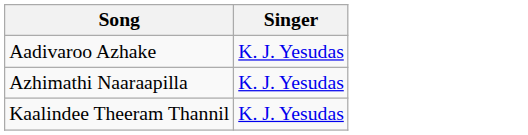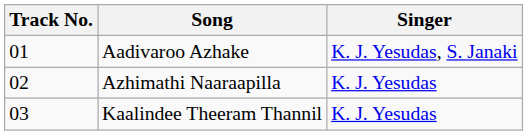+ column: (51, 20)
(291, 51) K. J. Yesudas -> (424, 51) K. J. Yesudas, S. Janaki
